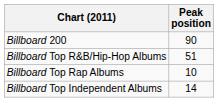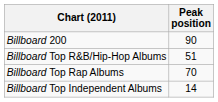(191, 72) 10 -> (191, 72) 70
